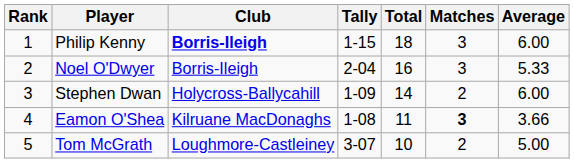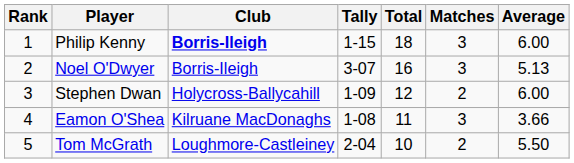(360, 68) 2-04 -> (360, 68) 3-07
(533, 68) 5.33 -> (533, 68) 5.13
(404, 94) 14 -> (404, 94) 12
(462, 119) bold -> (462, 119) normal
(360, 145) 3-07 -> (360, 145) 2-04
(533, 145) 5.00 -> (533, 145) 5.50
